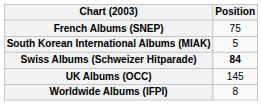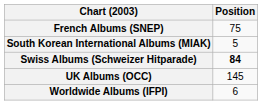(235, 92) 8 -> (235, 92) 6
